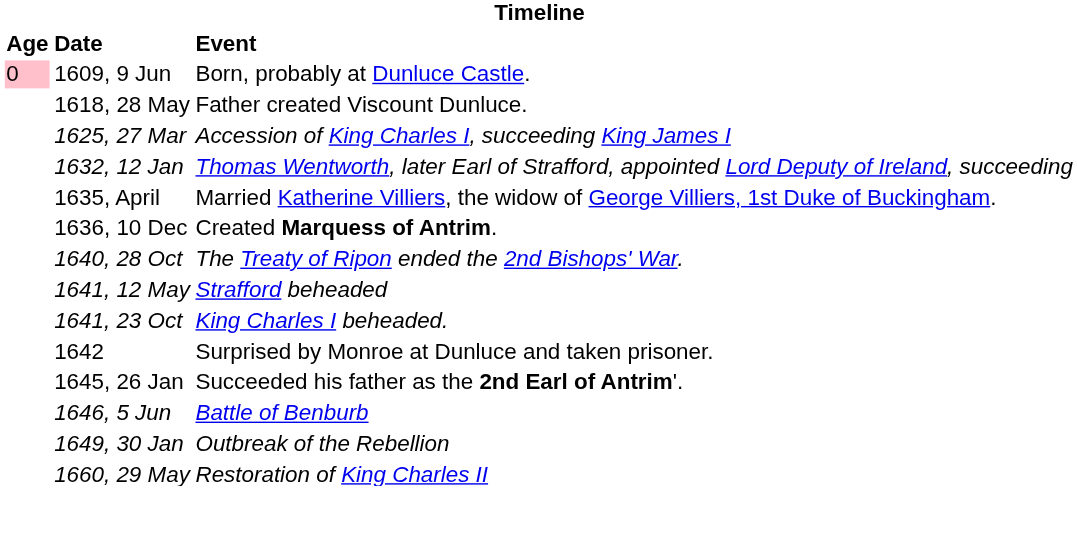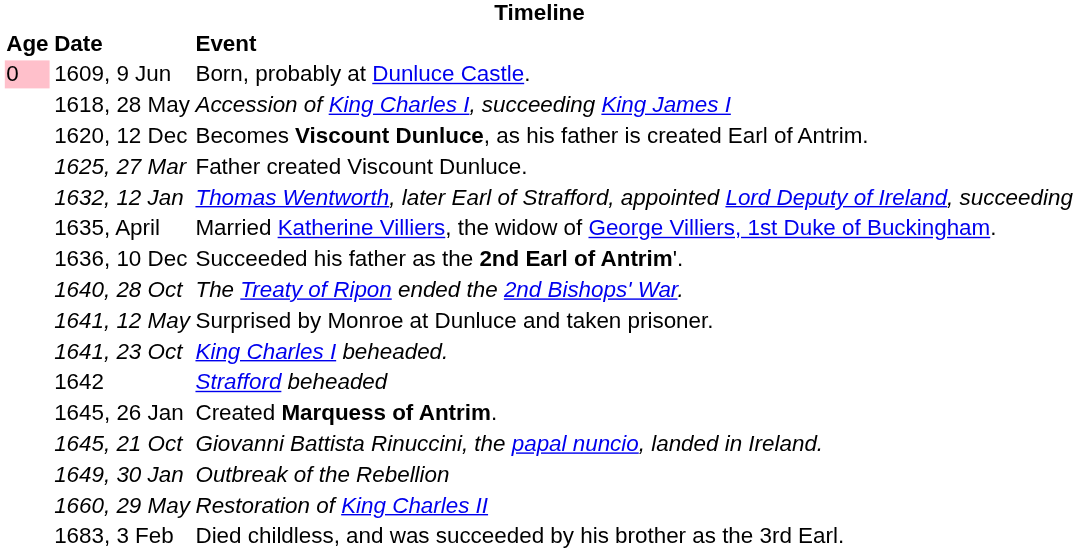(361, 104) Father created Viscount Dunluce. -> (463, 104) Accession of King Charles I, succeeding King James I
+ row: (121, 135)
(463, 135) Accession of King Charles I, succeeding King James I -> (361, 166) Father created Viscount Dunluce.
(346, 228) Created Marquess of Antrim. -> (439, 258) Succeeded his father as the 2nd Earl of Antrim'.
(291, 289) Strafford beheaded -> (454, 320) Surprised by Monroe at Dunluce and taken prisoner.
(454, 351) Surprised by Monroe at Dunluce and taken prisoner. -> (291, 382) Strafford beheaded
(439, 382) Succeeded his father as the 2nd Earl of Antrim'. -> (346, 412) Created Marquess of Antrim.
+ row: (118, 443)
- row: (113, 412)
+ row: (114, 536)
